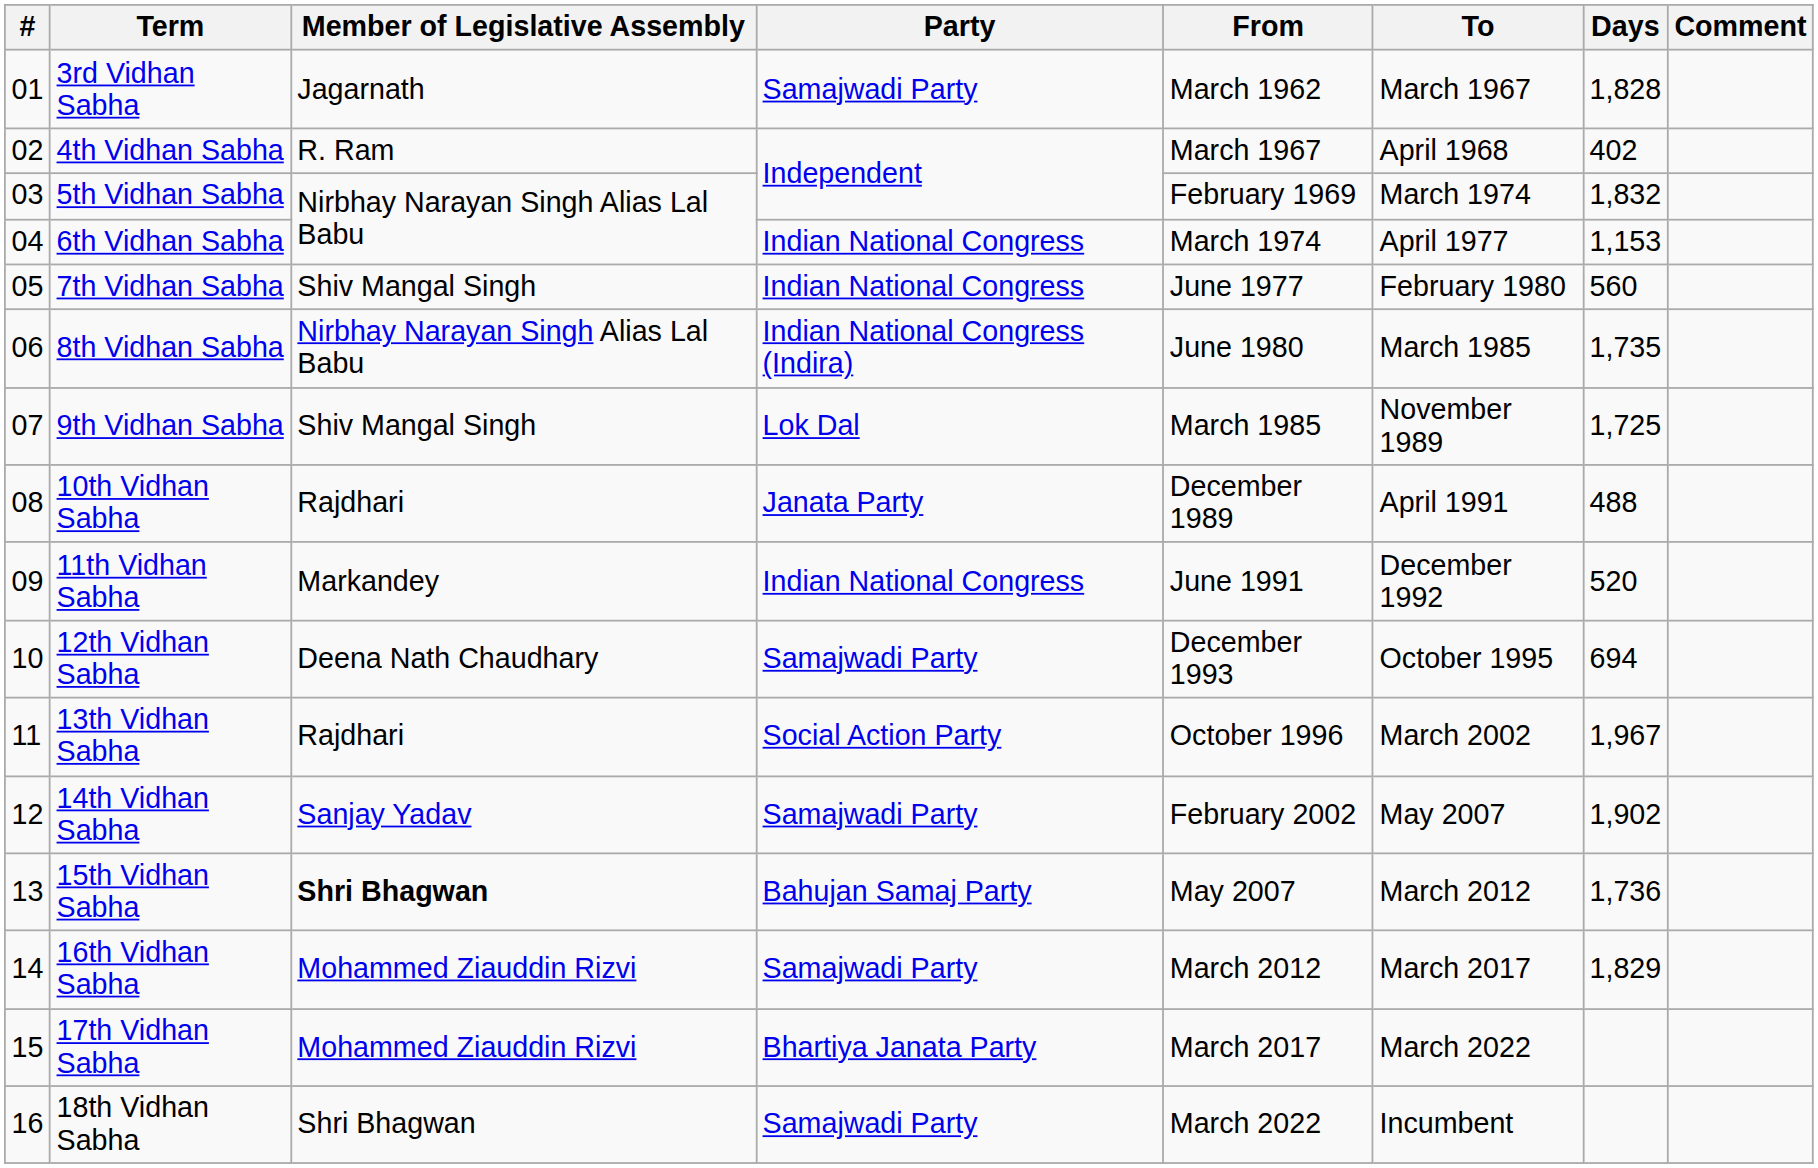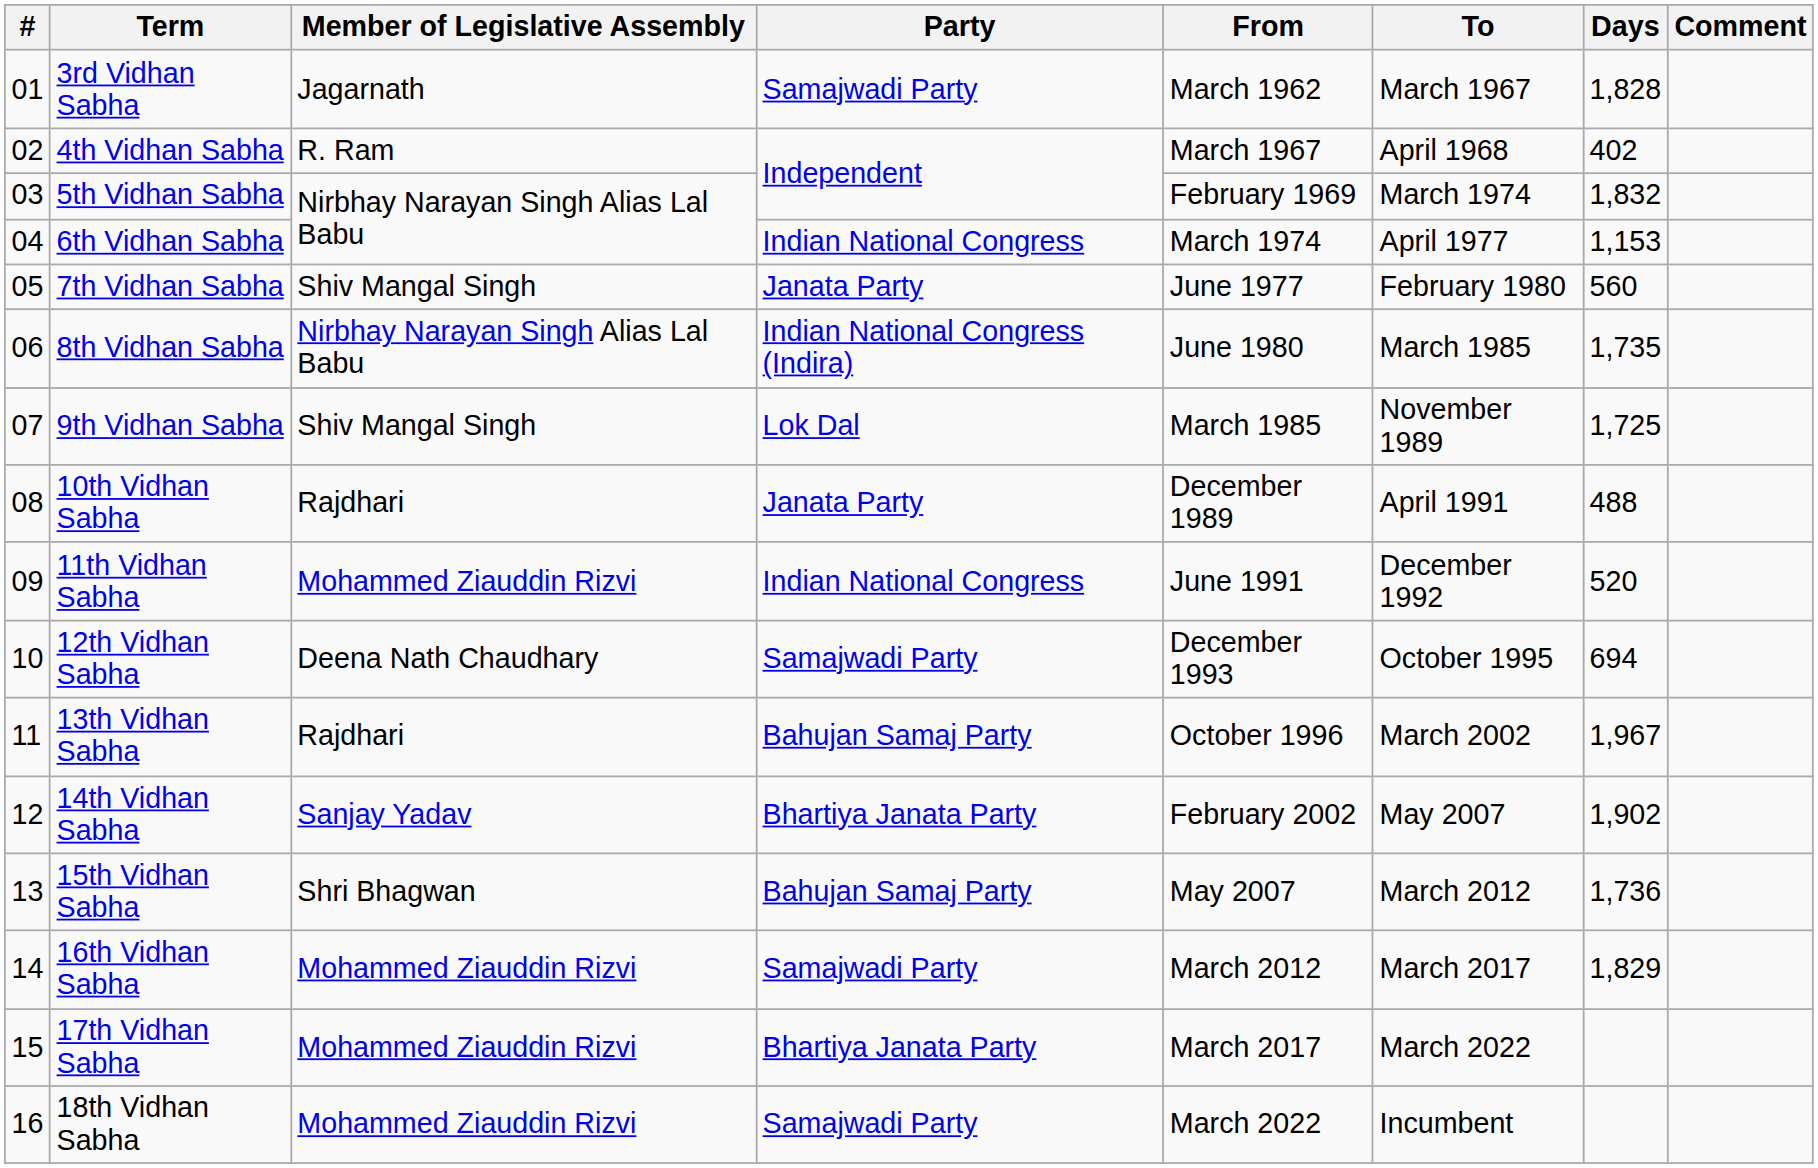(923, 286) Indian National Congress -> (843, 286) Janata Party
(368, 580) Markandey -> (467, 580) Mohammed Ziauddin Rizvi
(882, 736) Social Action Party -> (897, 736) Bahujan Samaj Party
(870, 813) Samajwadi Party -> (899, 813) Bhartiya Janata Party
(393, 891) bold -> (387, 891) normal
(387, 1124) Shri Bhagwan -> (467, 1124) Mohammed Ziauddin Rizvi
